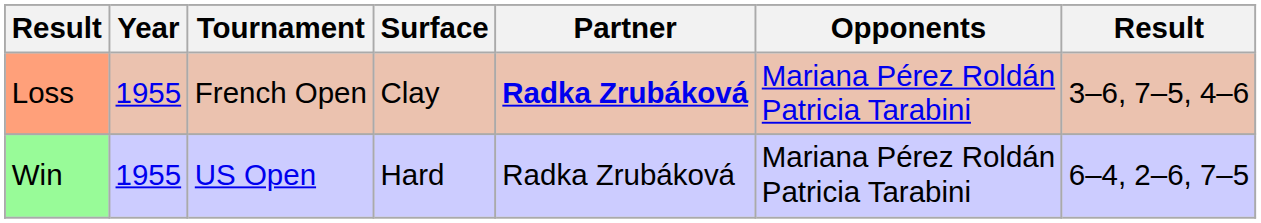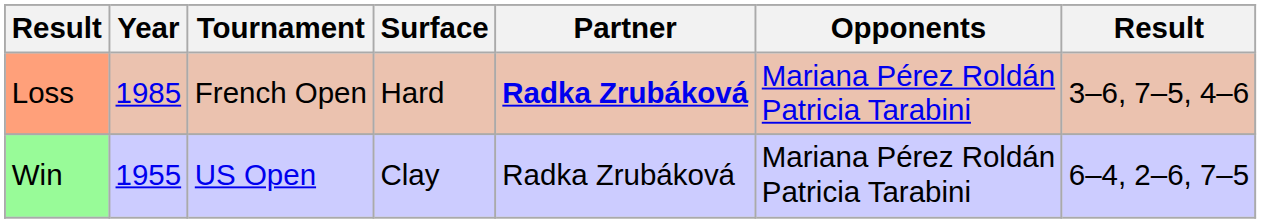(148, 92) 1955 -> (148, 92) 1985
(410, 92) Clay -> (412, 92) Hard
(412, 174) Hard -> (410, 174) Clay
